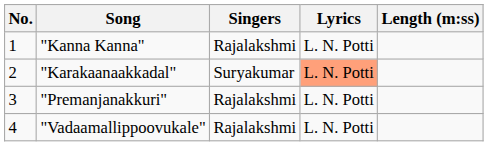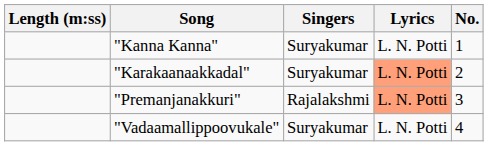columns swapped: (21, 18) <-> (430, 18)
(255, 45) Rajalakshmi -> (327, 45) Suryakumar
(339, 100) no background -> (412, 100) lightsalmon background
(255, 127) Rajalakshmi -> (327, 127) Suryakumar
